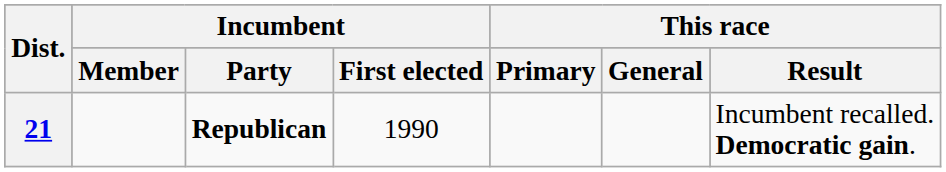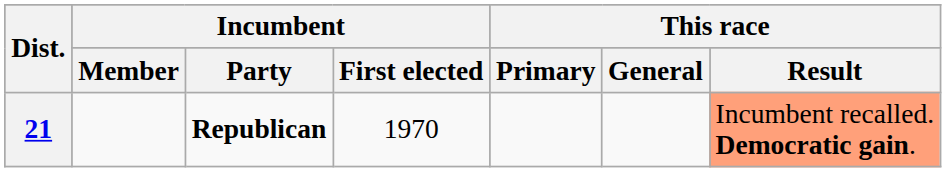(411, 129) 1990 -> (411, 129) 1970
(825, 129) no background -> (825, 129) lightsalmon background
